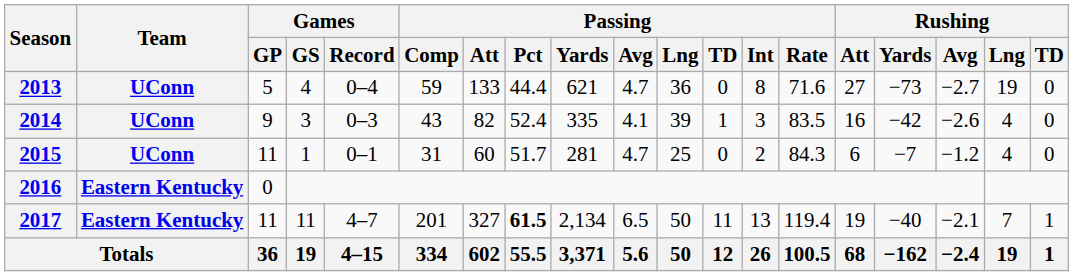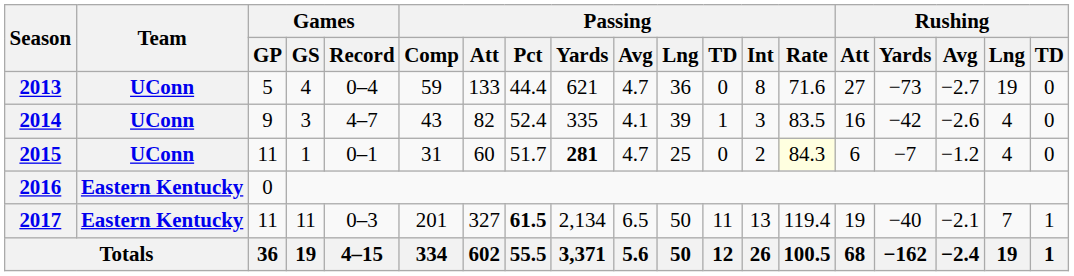(362, 120) 0–3 -> (362, 120) 4–7
(582, 154) normal -> (582, 154) bold
(807, 154) no background -> (807, 154) lightyellow background
(362, 220) 4–7 -> (362, 220) 0–3
